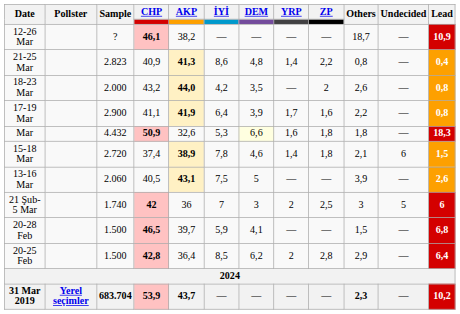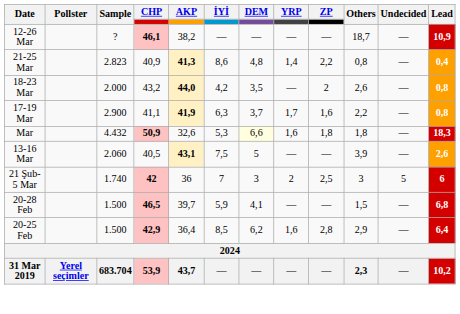(221, 113) 6,4 -> (221, 113) 6,3
(256, 113) 3,9 -> (256, 113) 3,7
- row: (25, 153)
(152, 255) 42,8 -> (152, 230) 42,9
(291, 255) 2 -> (291, 230) 1,6
